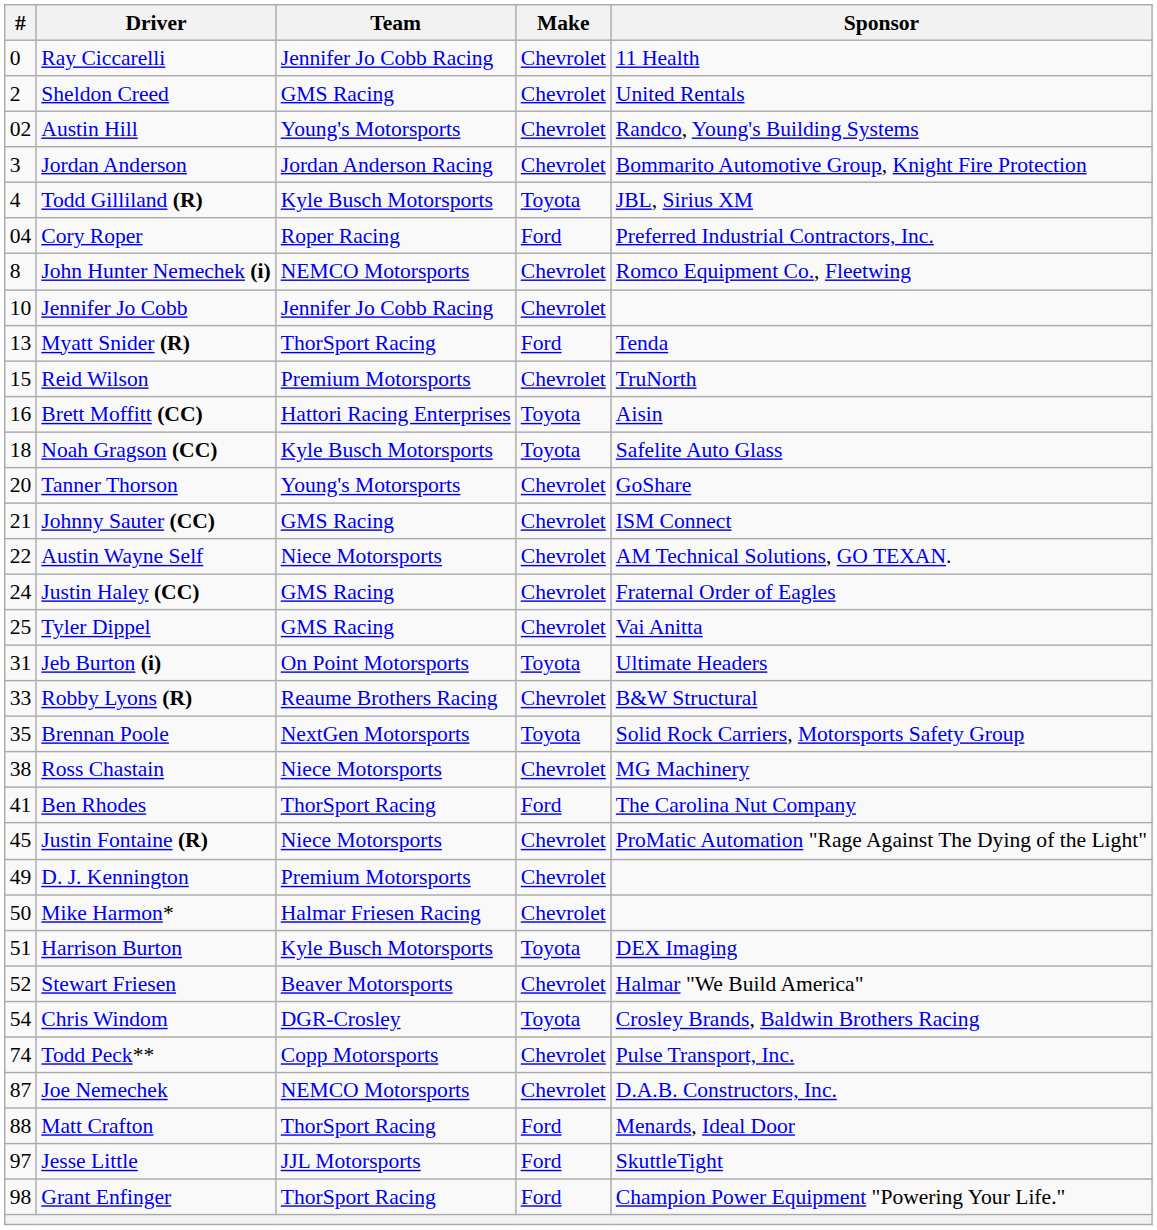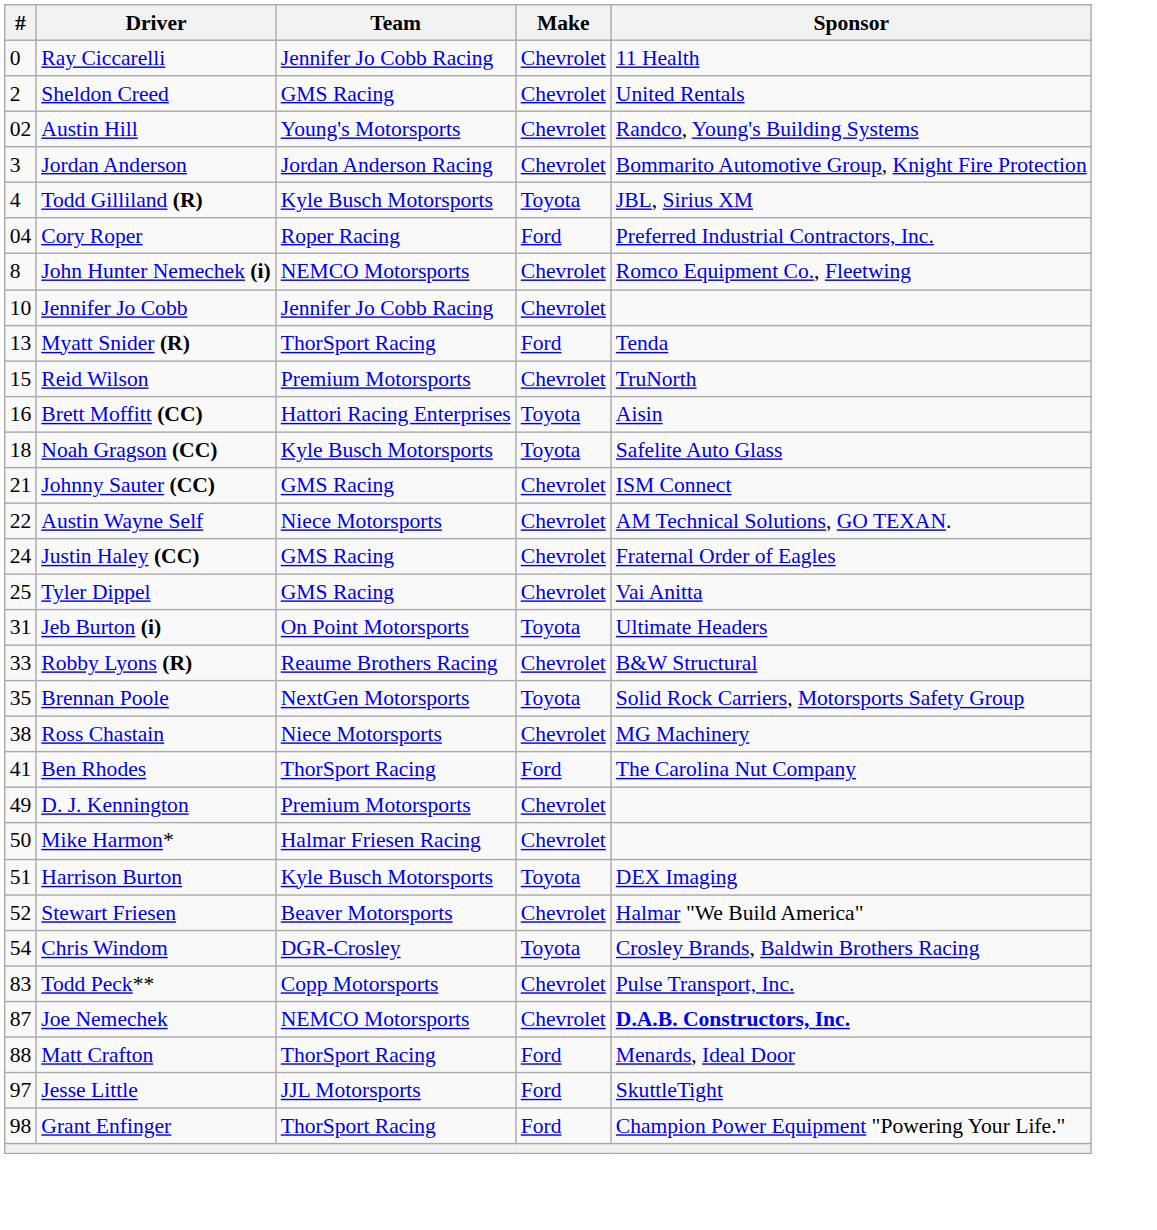- row: (110, 485)
- row: (125, 841)
(21, 1054) 74 -> (21, 983) 83
(726, 1090) normal -> (733, 1018) bold
